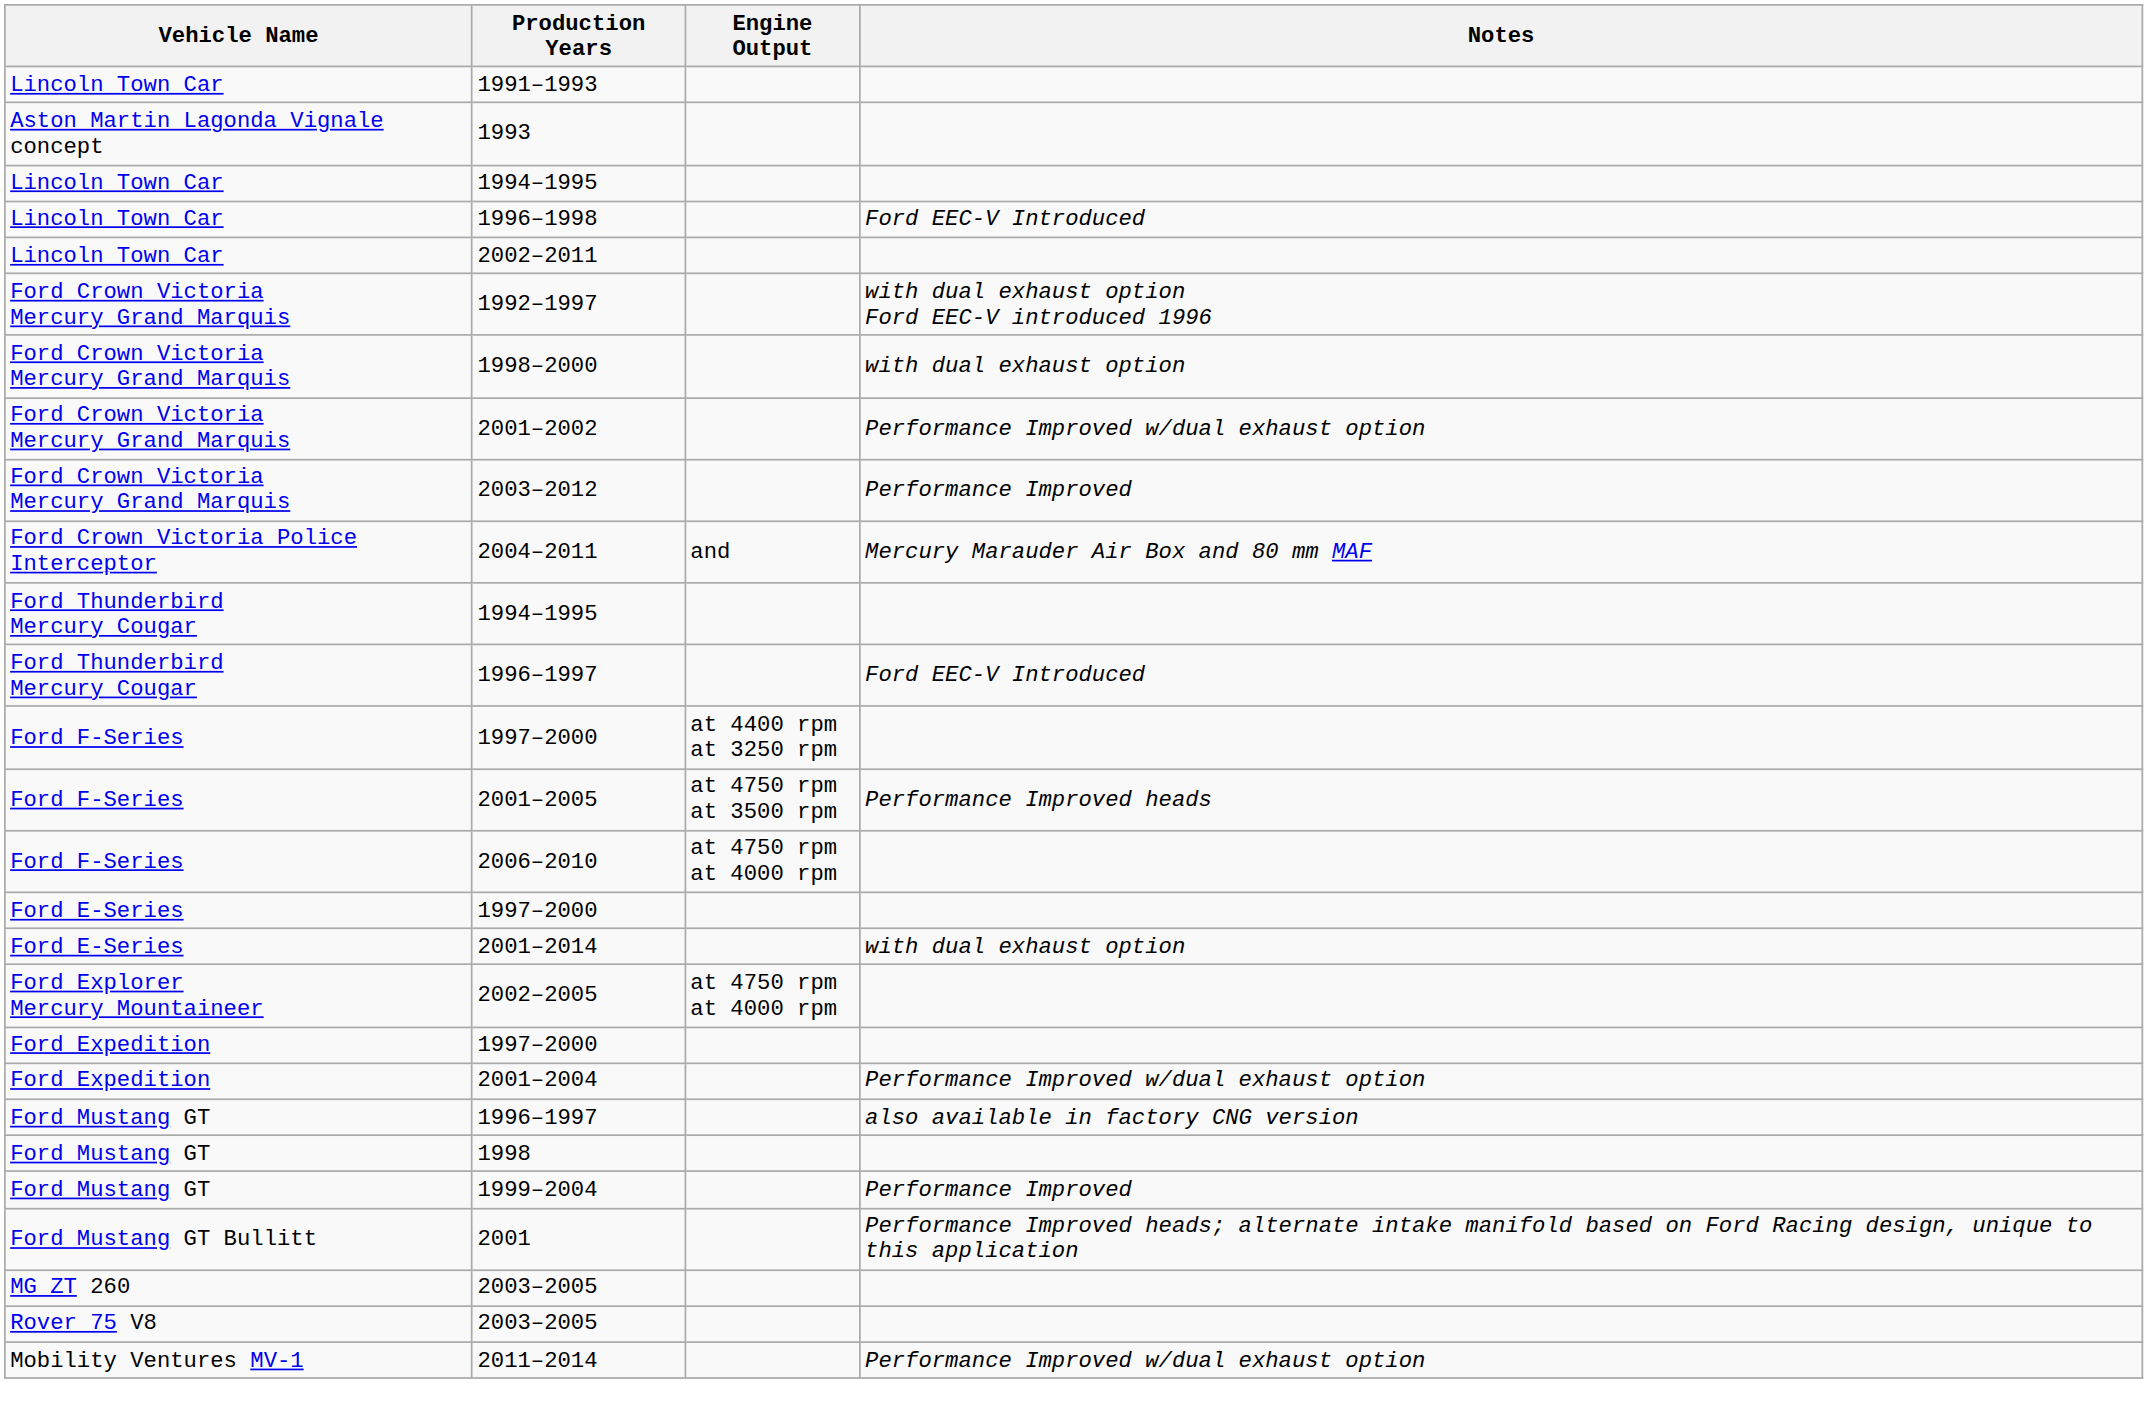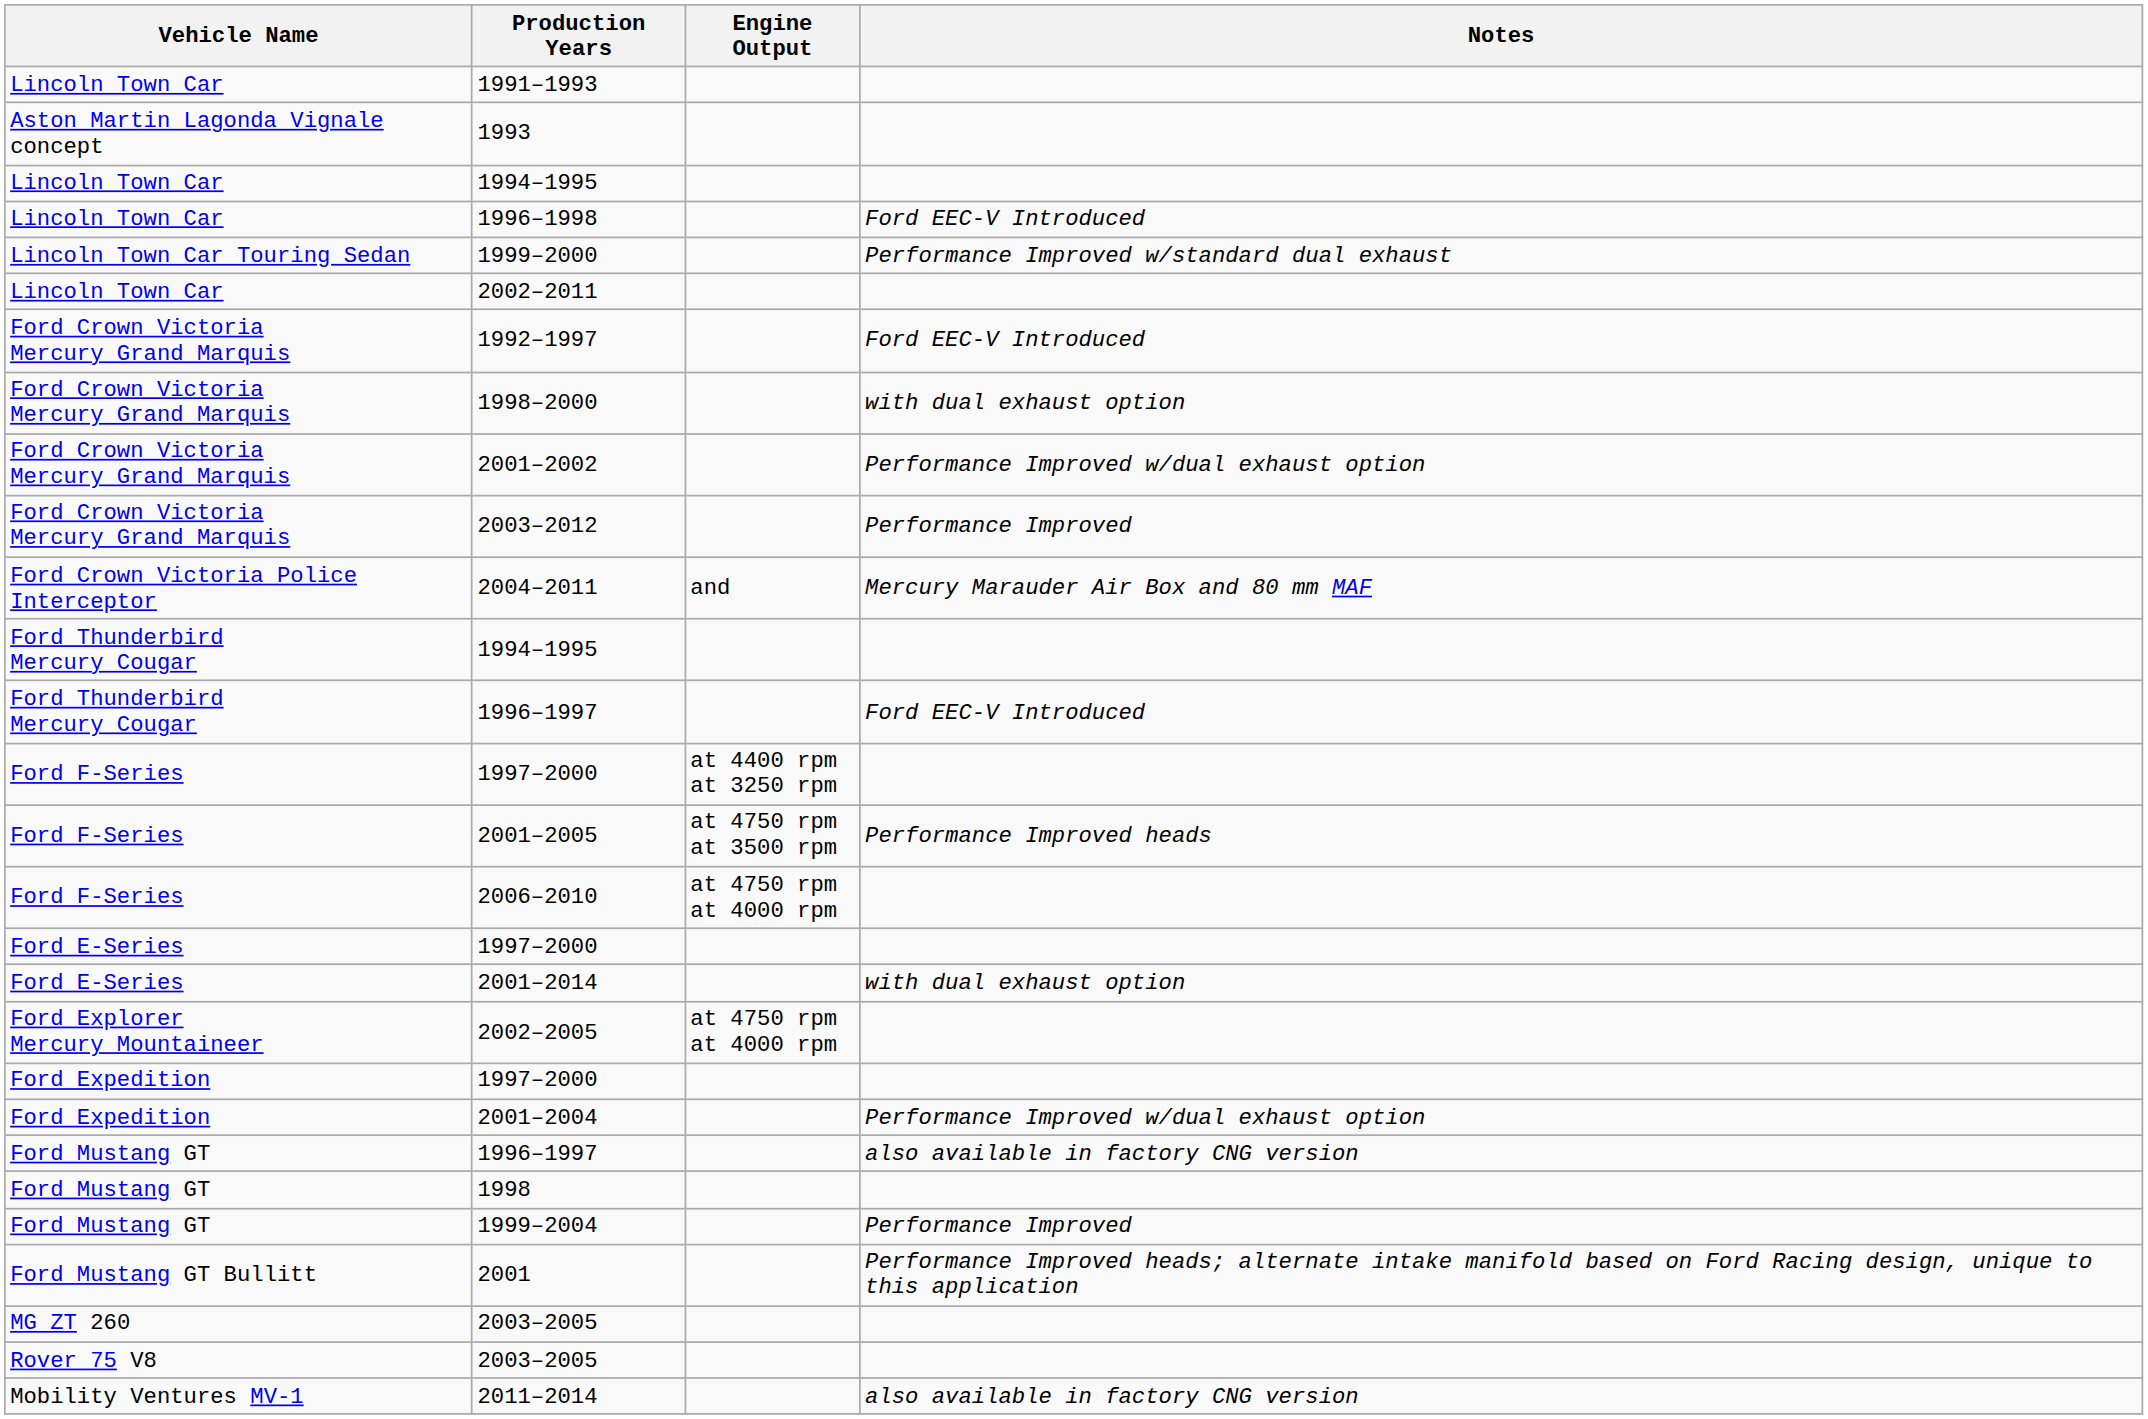+ row: (210, 255)
(1038, 304) with dual exhaust option Ford EEC-V introduced 1996 -> (1005, 341) Ford EEC-V Introduced
(1145, 1360) Performance Improved w/dual exhaust option -> (1112, 1397) also available in factory CNG version
